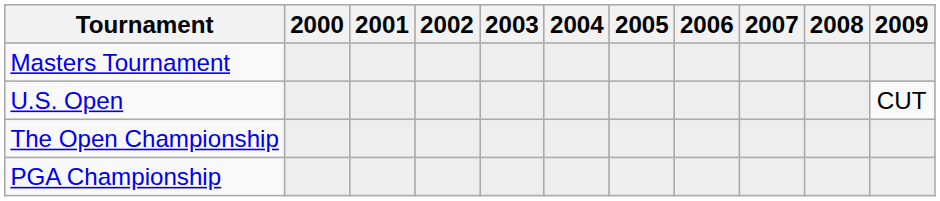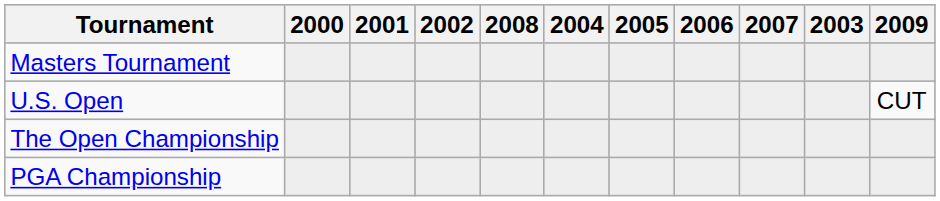columns swapped: (512, 24) <-> (837, 24)
